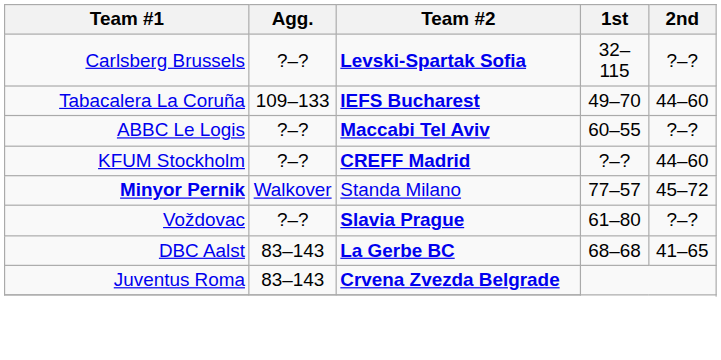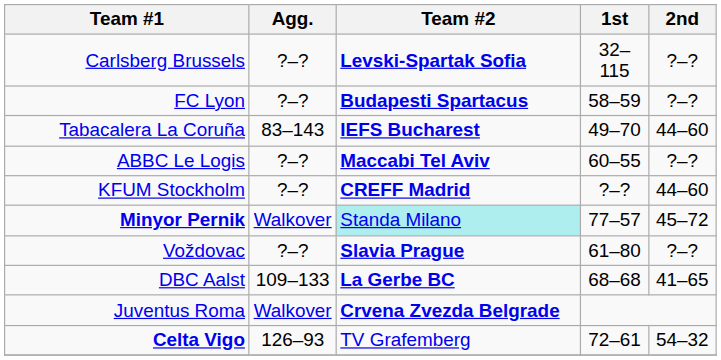+ row: (210, 100)
(293, 100) 109–133 -> (293, 130) 83–143
(401, 190) no background -> (401, 220) paleturquoise background
(293, 250) 83–143 -> (293, 280) 109–133
(293, 280) 83–143 -> (293, 310) Walkover
+ row: (199, 340)
